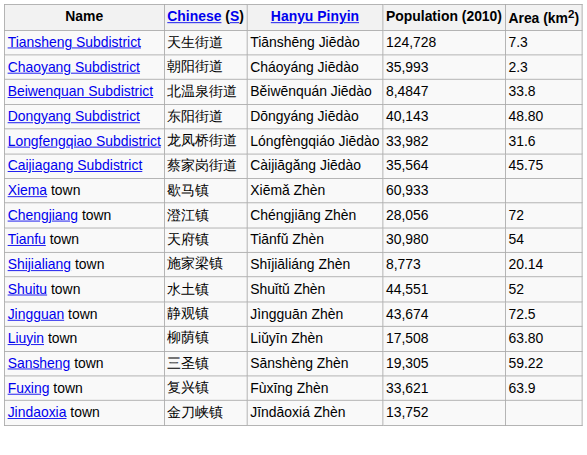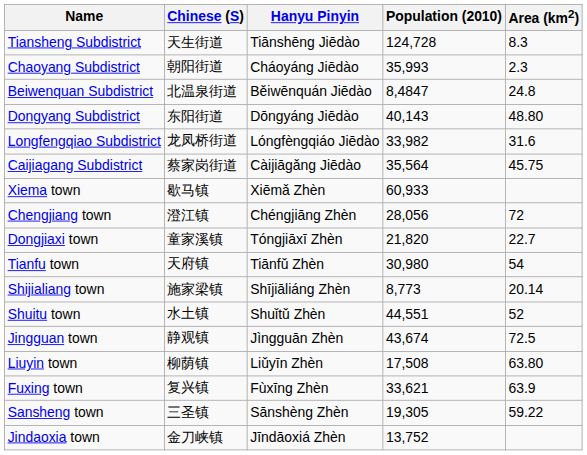(518, 42) 7.3 -> (518, 42) 8.3
(522, 92) 33.8 -> (522, 92) 24.8
+ row: (53, 240)
rows swapped: (45, 388) <-> (56, 363)
